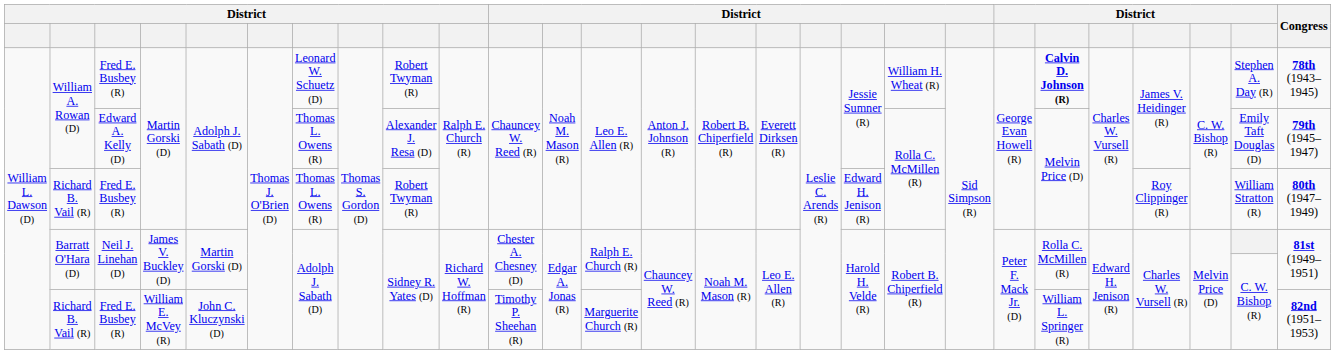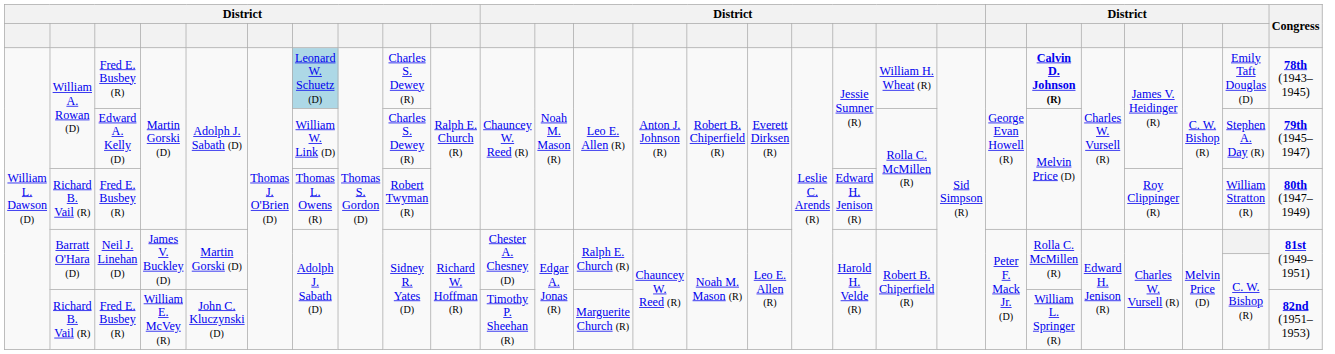(315, 78) no background -> (315, 78) lightblue background
(411, 78) Robert Twyman (R) -> (407, 78) Charles S. Dewey (R)
(1254, 78) Stephen A. Day (R) -> (1246, 78) Emily Taft Douglas (D)
(315, 138) Thomas L. Owens (R) -> (315, 138) William W. Link (D)
(411, 138) Alexander J. Resa (D) -> (407, 138) Charles S. Dewey (R)
(1254, 138) Emily Taft Douglas (D) -> (1246, 138) Stephen A. Day (R)
